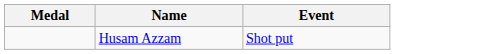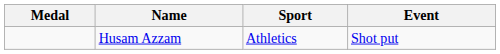+ column: (295, 15)
